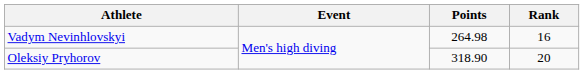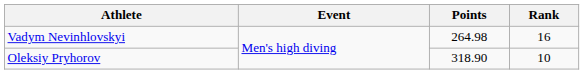(544, 58) 20 -> (544, 58) 10
